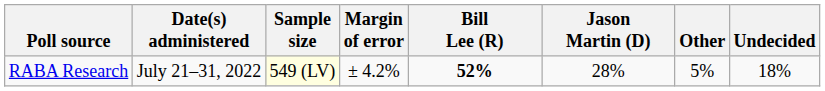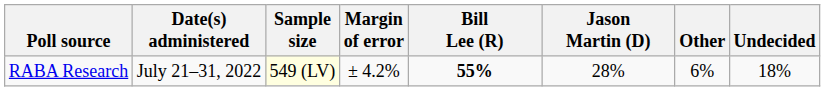(475, 70) 52% -> (475, 70) 55%
(702, 70) 5% -> (702, 70) 6%
